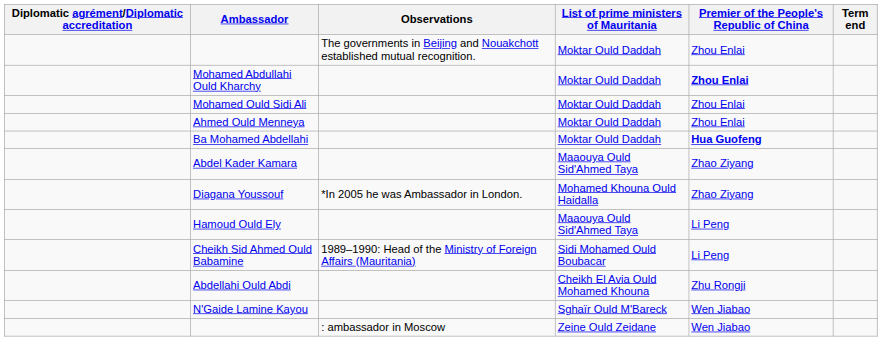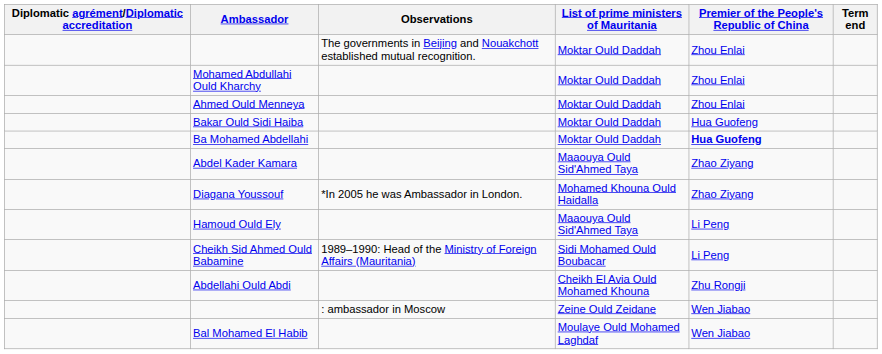(720, 80) bold -> (718, 80) normal
- row: (250, 104)
+ row: (248, 122)
- row: (250, 309)
+ row: (250, 333)
